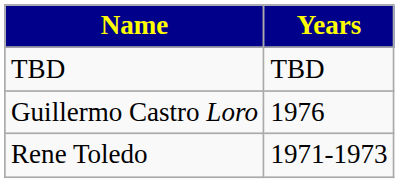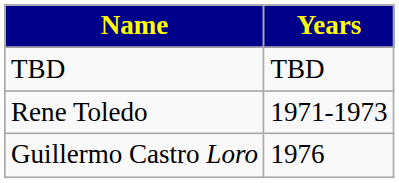rows swapped: (79, 154) <-> (135, 111)
